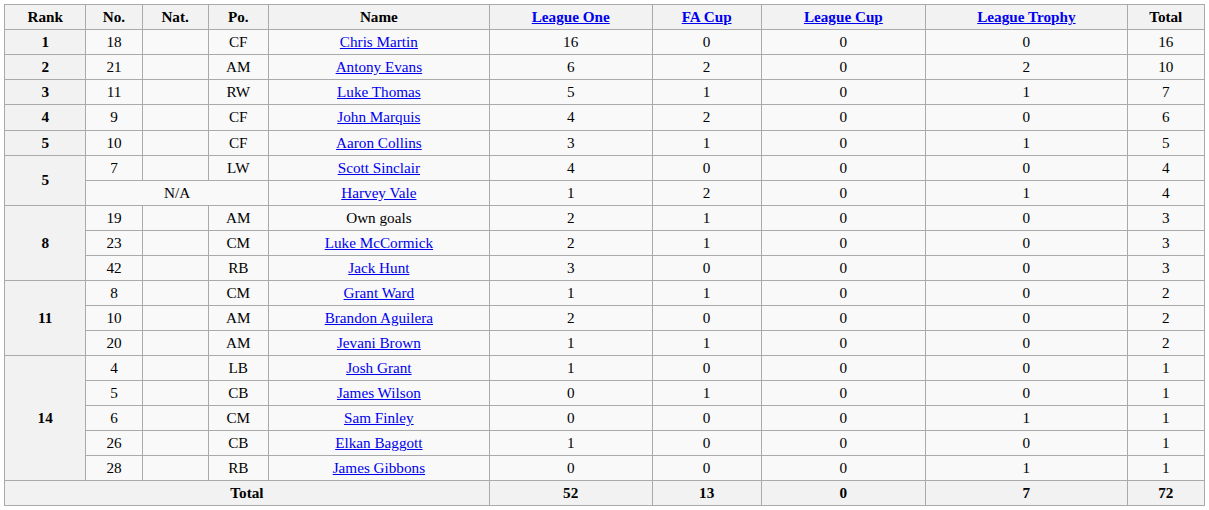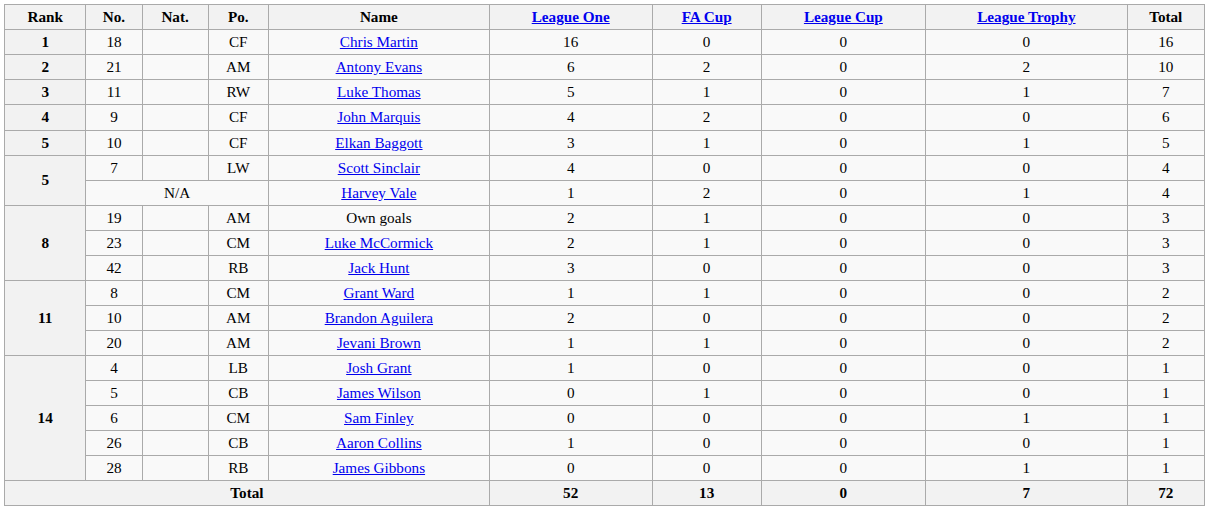(379, 142) Aaron Collins -> (379, 142) Elkan Baggott
(379, 443) Elkan Baggott -> (379, 443) Aaron Collins
